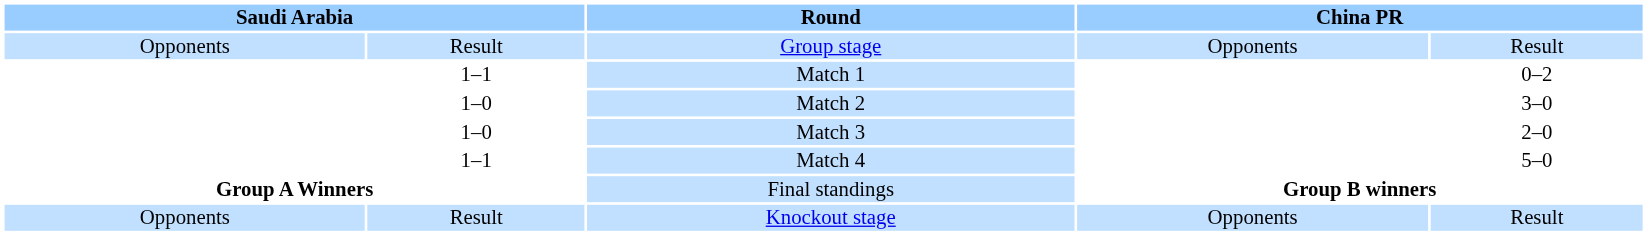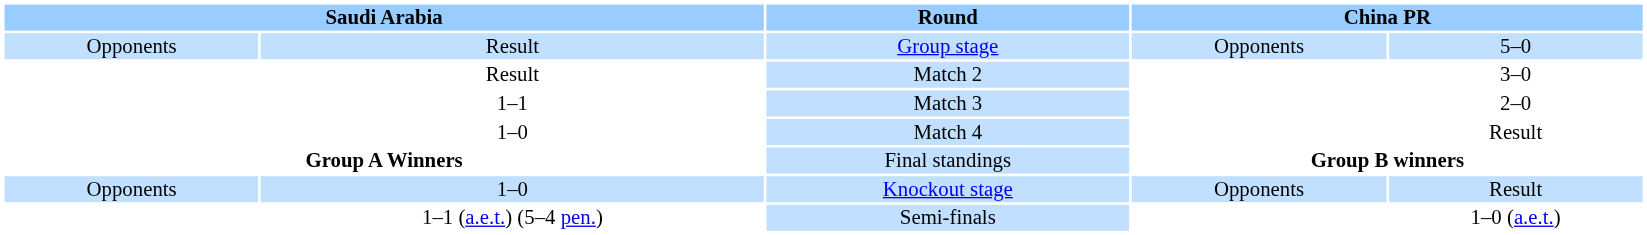(1537, 46) Result -> (1516, 46) 5–0
- row: (831, 74)
(476, 103) 1–0 -> (512, 74) Result
(476, 131) 1–0 -> (512, 103) 1–1
(476, 160) 1–1 -> (512, 131) 1–0
(1537, 160) 5–0 -> (1516, 131) Result
(476, 217) Result -> (512, 189) 1–0
+ row: (948, 217)
